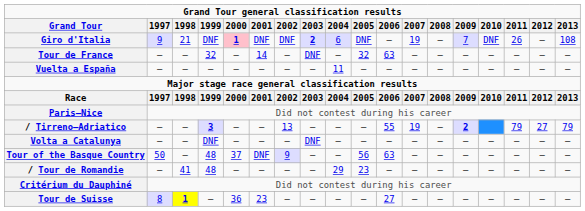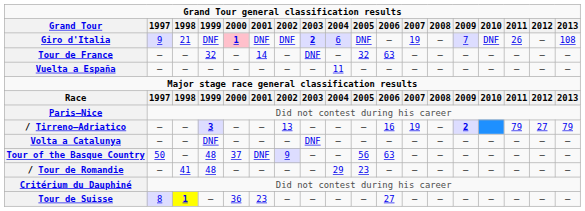(389, 127) 55 -> (389, 127) 16
